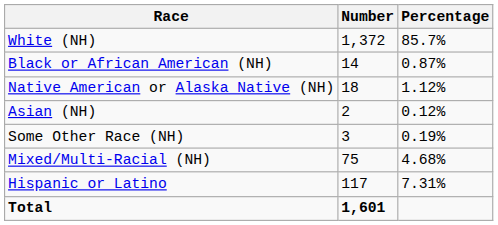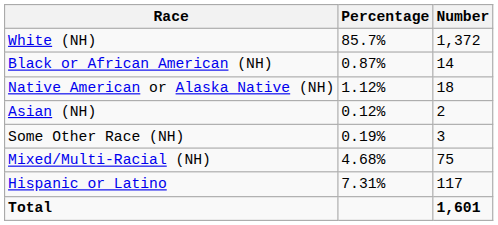columns swapped: (368, 17) <-> (445, 17)
